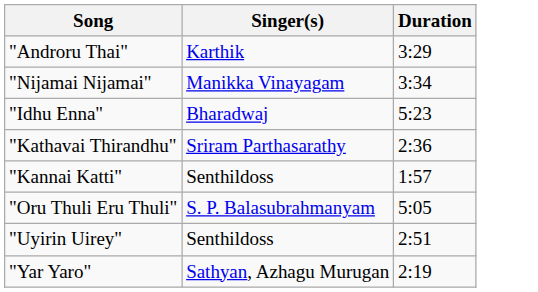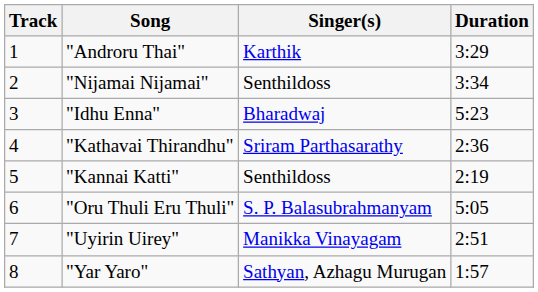+ column: (33, 20)
(265, 83) Manikka Vinayagam -> (287, 83) Senthildoss
(415, 176) 1:57 -> (472, 176) 2:19
(230, 239) Senthildoss -> (322, 239) Manikka Vinayagam
(415, 270) 2:19 -> (472, 270) 1:57
